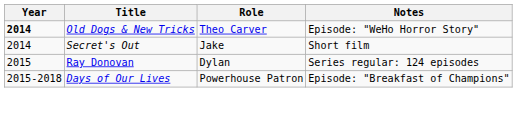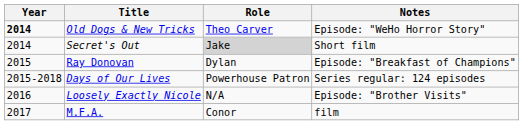(212, 46) no background -> (218, 46) lightgrey background
(394, 62) Series regular: 124 episodes -> (415, 62) Episode: "Breakfast of Champions"
(409, 79) Episode: "Breakfast of Champions" -> (400, 79) Series regular: 124 episodes
+ row: (134, 95)
+ row: (85, 112)
